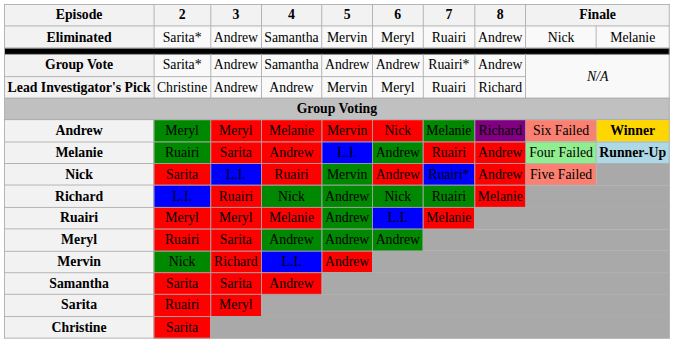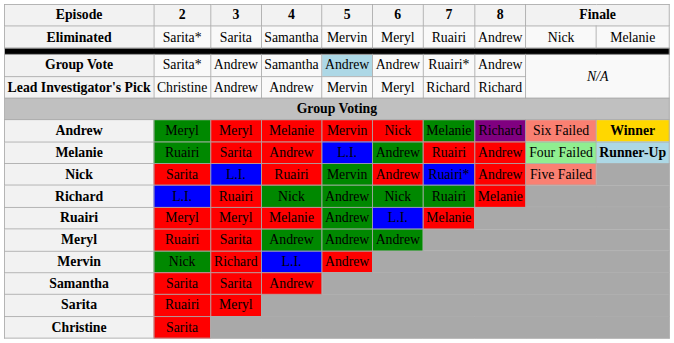(236, 37) Andrew -> (236, 37) Sarita
(347, 65) no background -> (347, 65) lightblue background
(449, 87) Ruairi -> (448, 87) Richard
